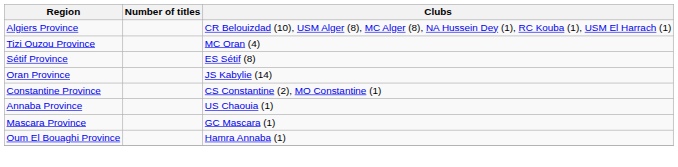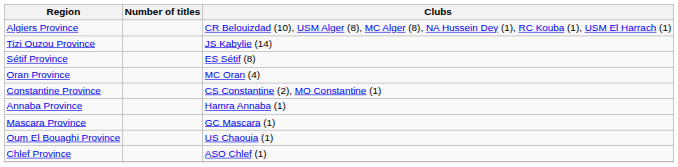(232, 43) MC Oran (4) -> (238, 43) JS Kabylie (14)
(238, 75) JS Kabylie (14) -> (232, 75) MC Oran (4)
(239, 106) US Chaouia (1) -> (245, 106) Hamra Annaba (1)
(245, 138) Hamra Annaba (1) -> (239, 138) US Chaouia (1)
+ row: (39, 153)
